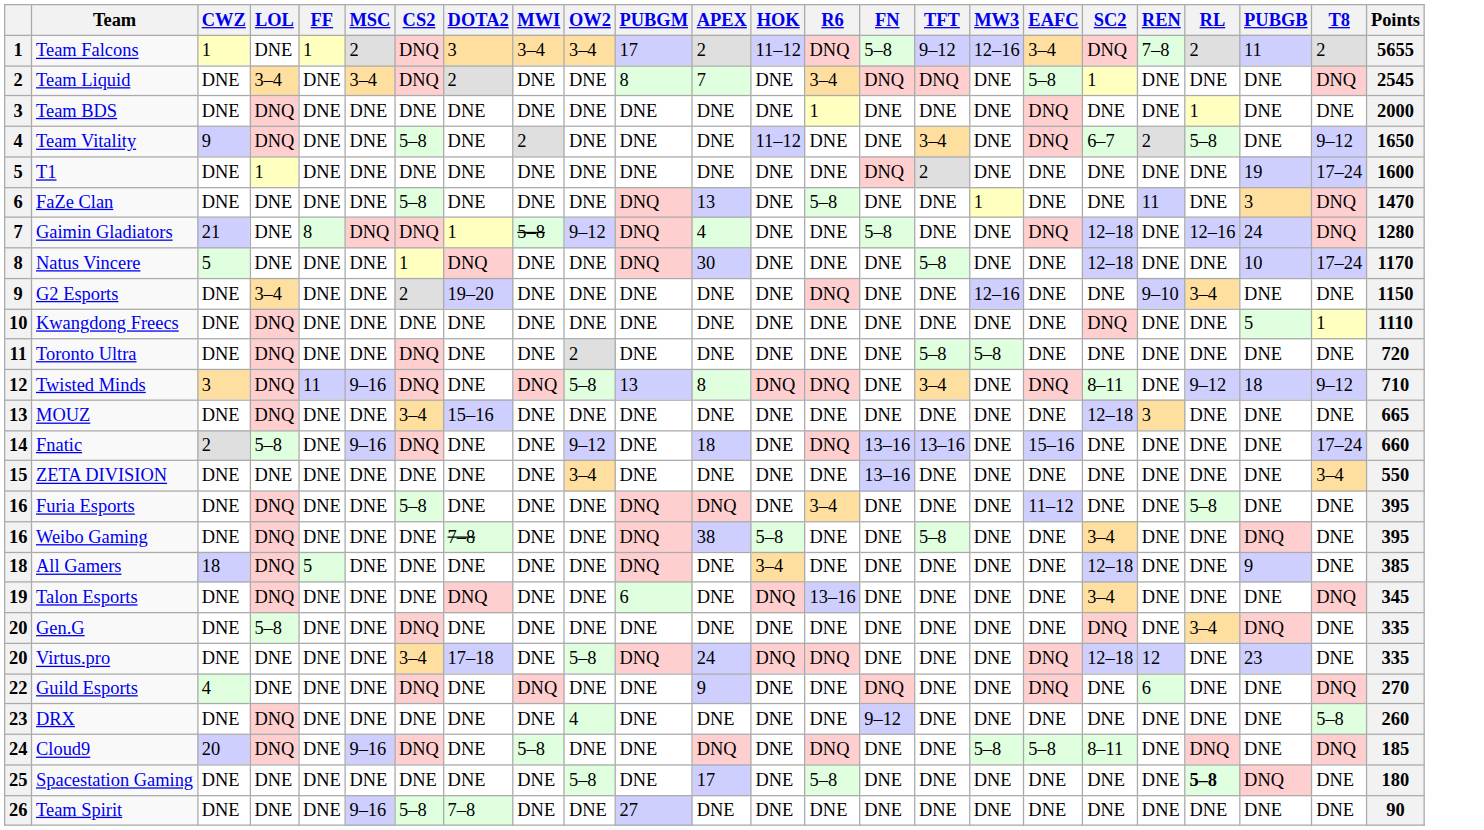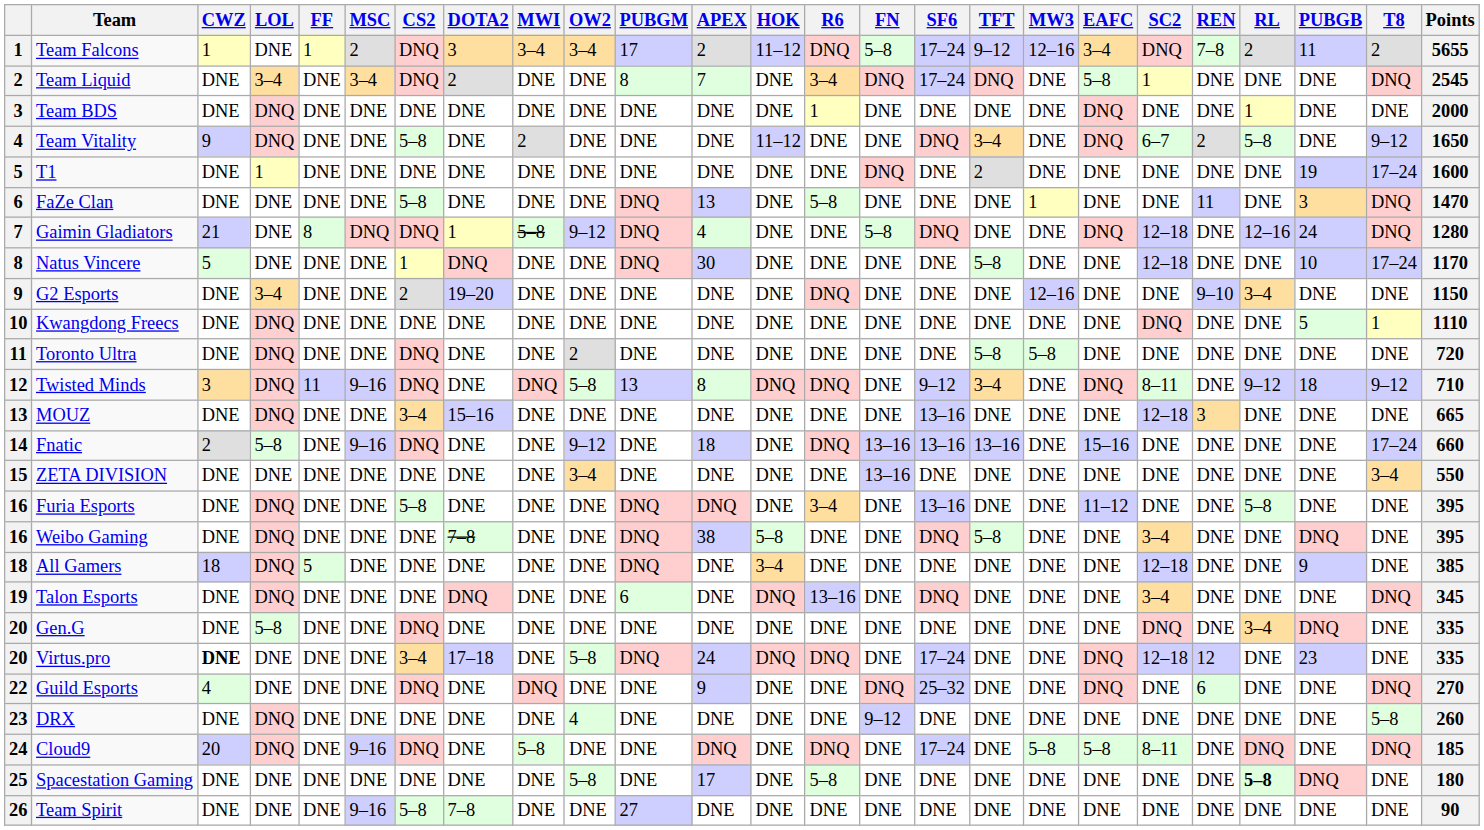+ column: (942, 20)
(221, 658) normal -> (221, 658) bold
